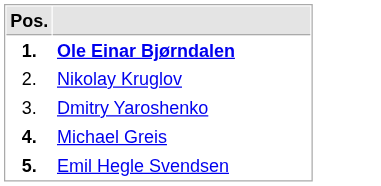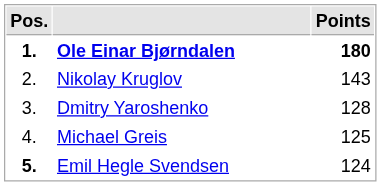+ column: (343, 20)
(29, 136) bold -> (29, 136) normal
